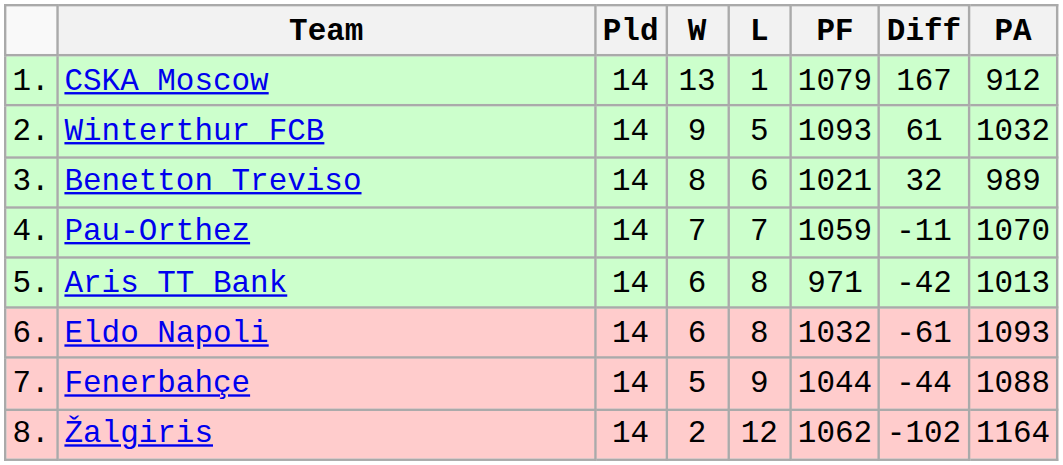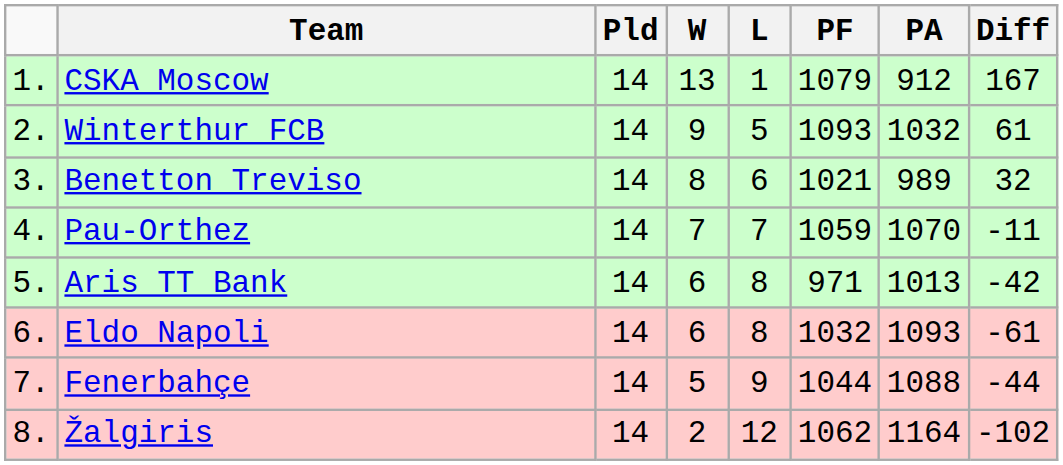columns swapped: (1013, 30) <-> (924, 30)
